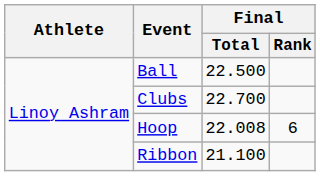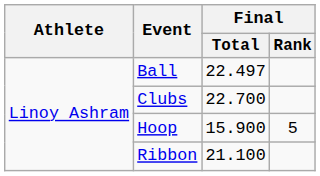(236, 72) 22.500 -> (236, 72) 22.497
(236, 128) 22.008 -> (236, 128) 15.900
(293, 128) 6 -> (293, 128) 5
